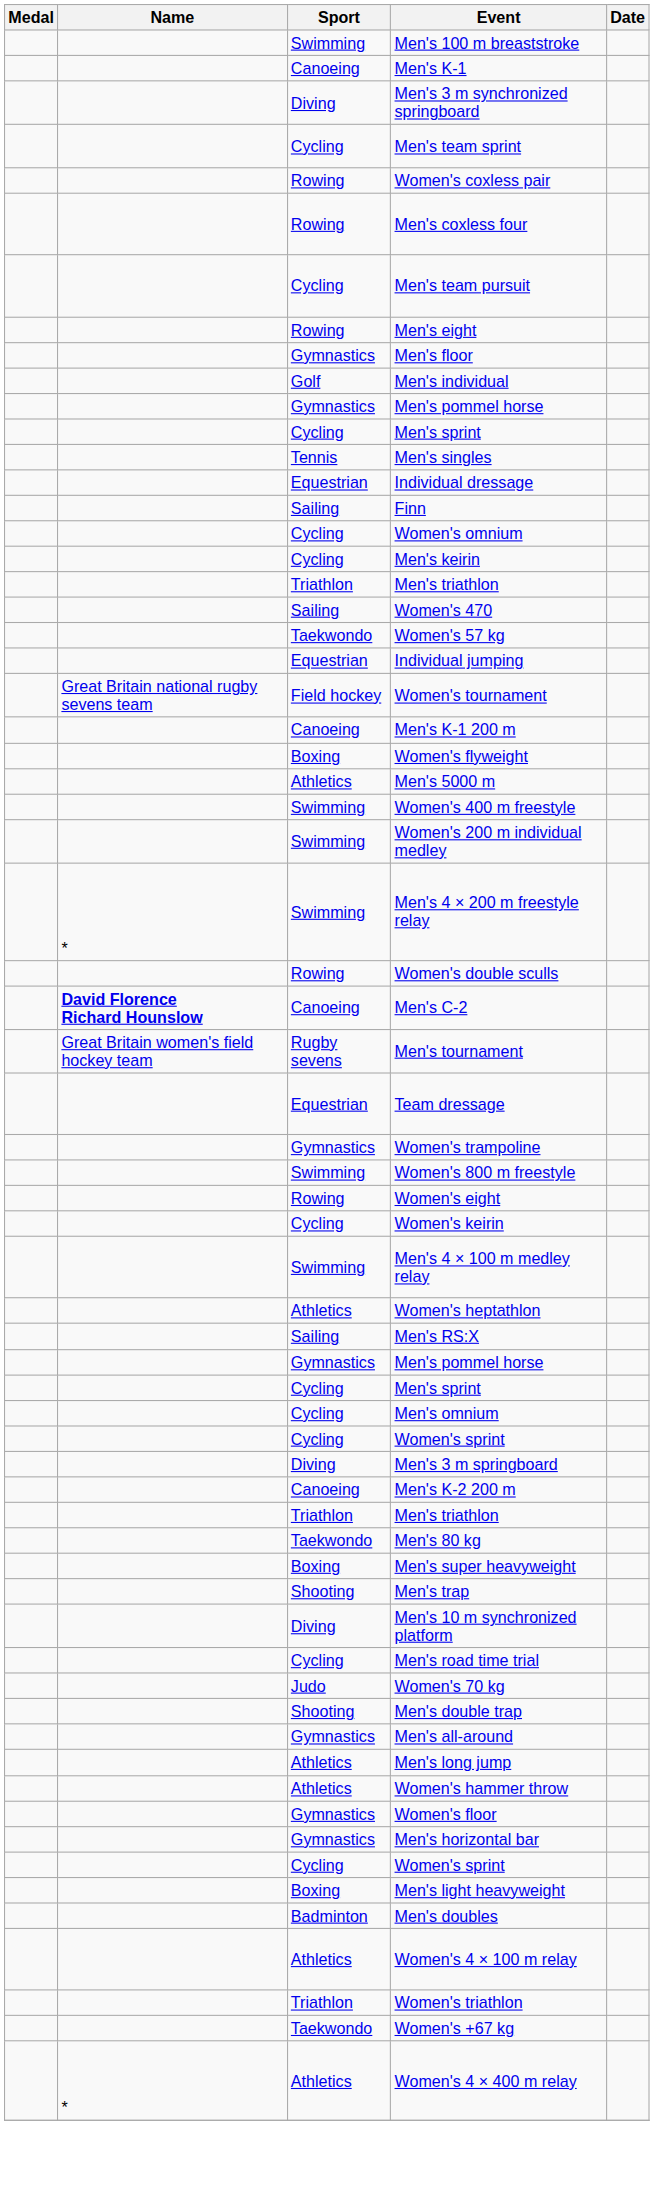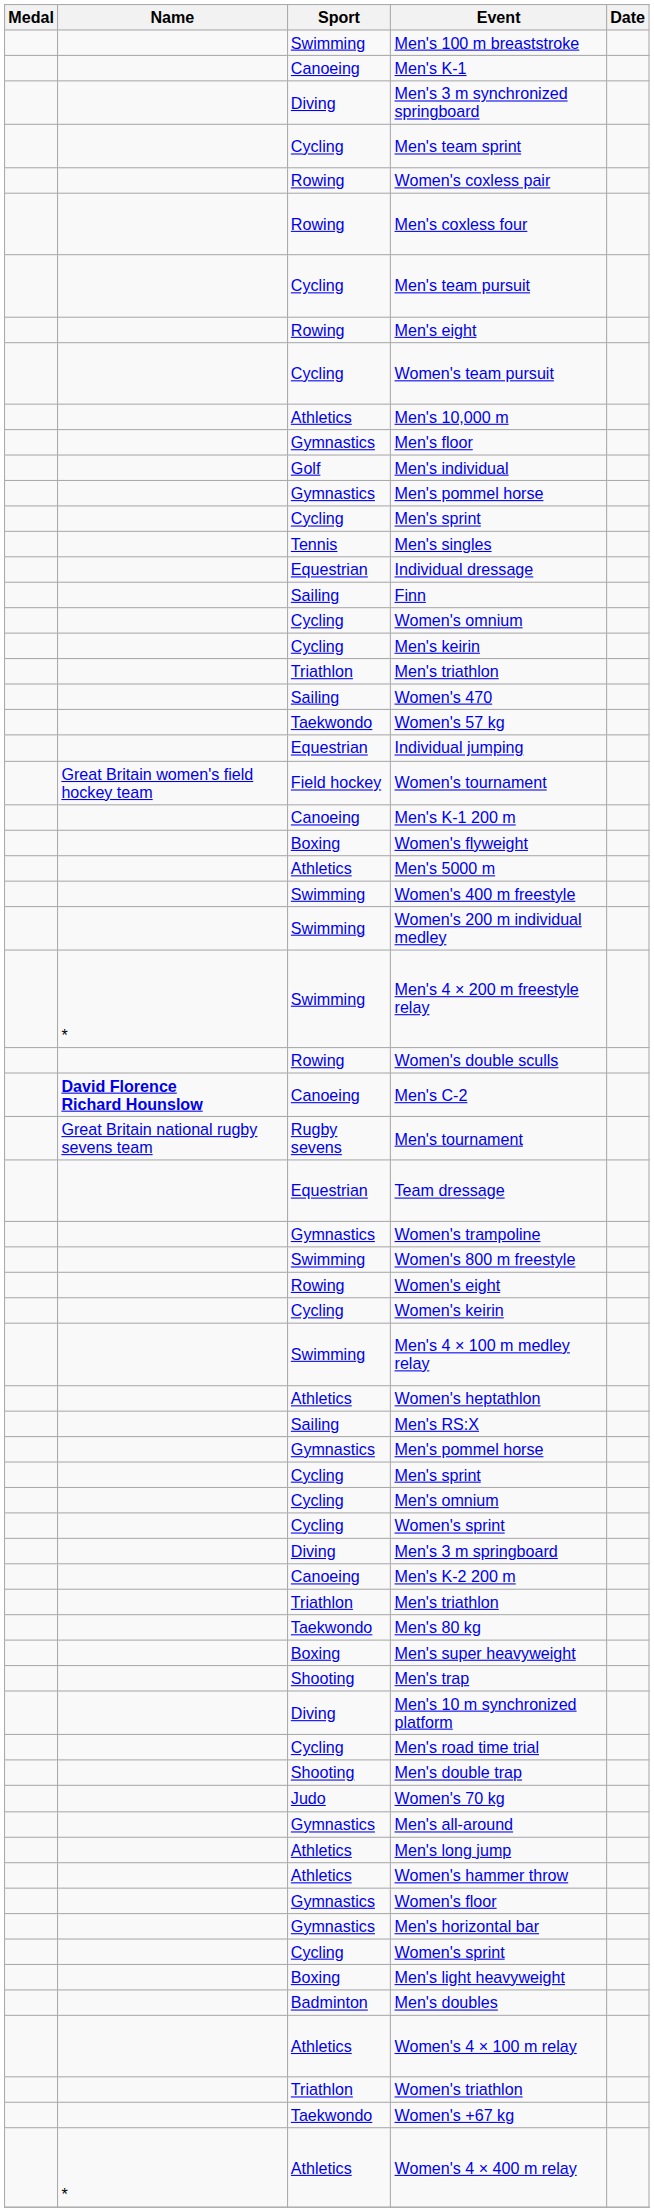+ row: (317, 373)
+ row: (321, 417)
(159, 696) Great Britain national rugby sevens team -> (157, 783) Great Britain women's field hockey team
(157, 1051) Great Britain women's field hockey team -> (159, 1138) Great Britain national rugby sevens team
rows swapped: (323, 1712) <-> (308, 1686)
